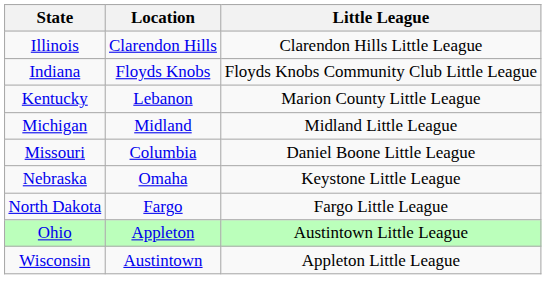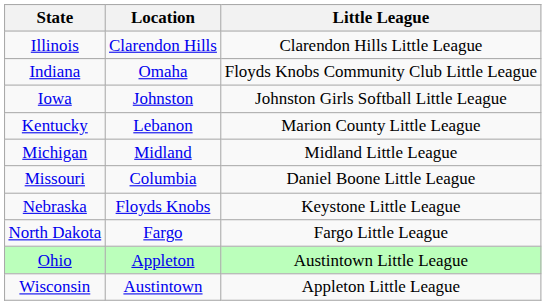(163, 71) Floyds Knobs -> (163, 71) Omaha
+ row: (55, 98)
(163, 179) Omaha -> (163, 206) Floyds Knobs
